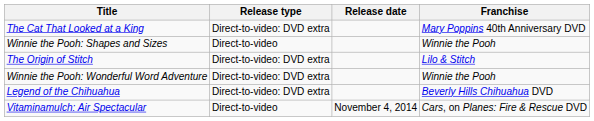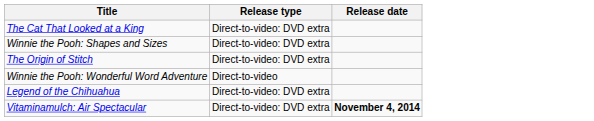- column: (504, 12)
(245, 44) Direct-to-video -> (271, 44) Direct-to-video: DVD extra
(271, 76) Direct-to-video: DVD extra -> (245, 76) Direct-to-video
(245, 108) Direct-to-video -> (271, 108) Direct-to-video: DVD extra
(376, 108) normal -> (377, 108) bold
